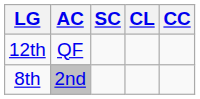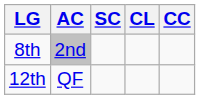rows swapped: (27, 79) <-> (27, 49)
